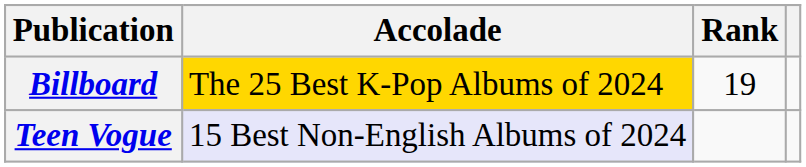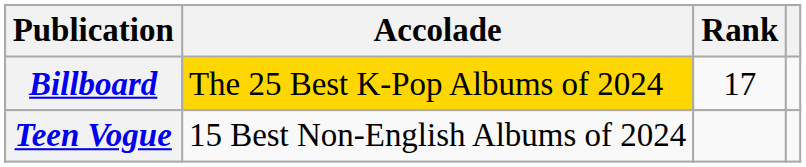(740, 82) 19 -> (740, 82) 17
(438, 135) lavender background -> (438, 135) no background
